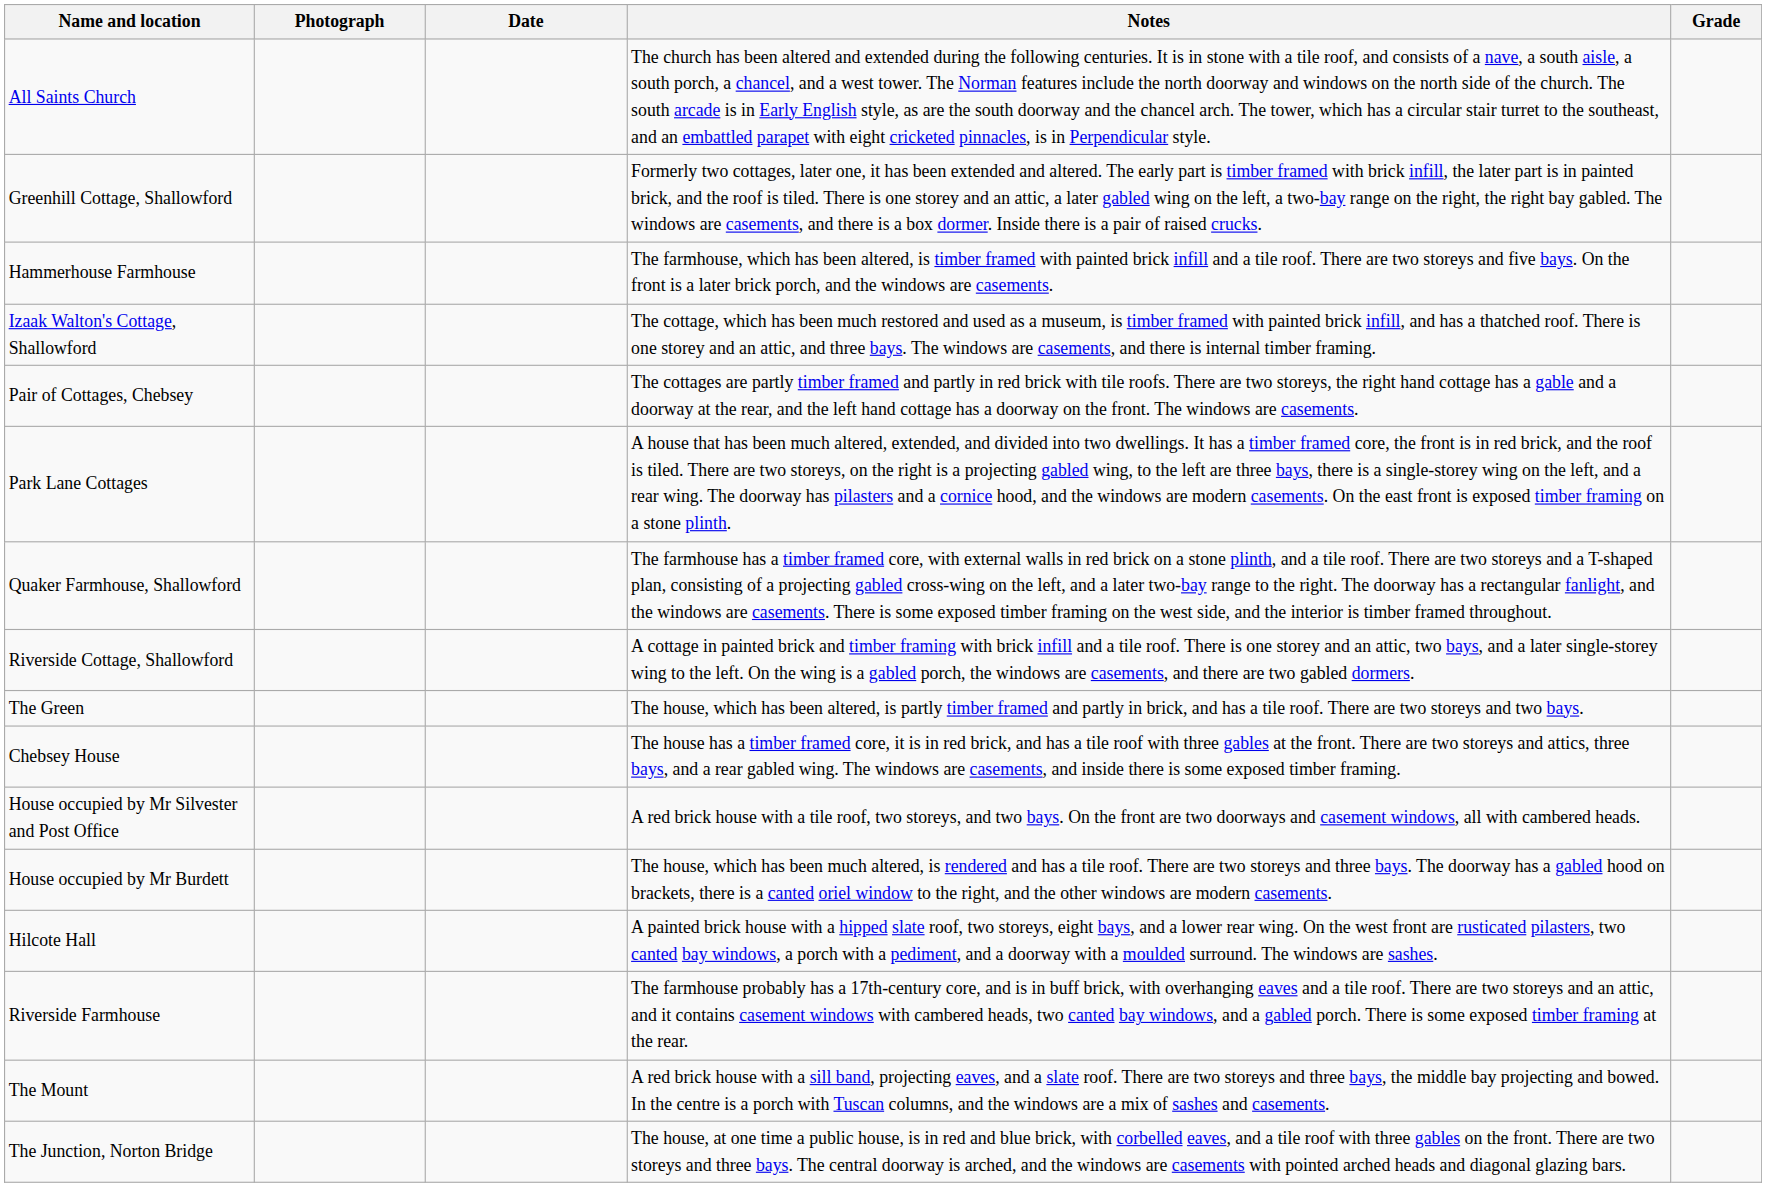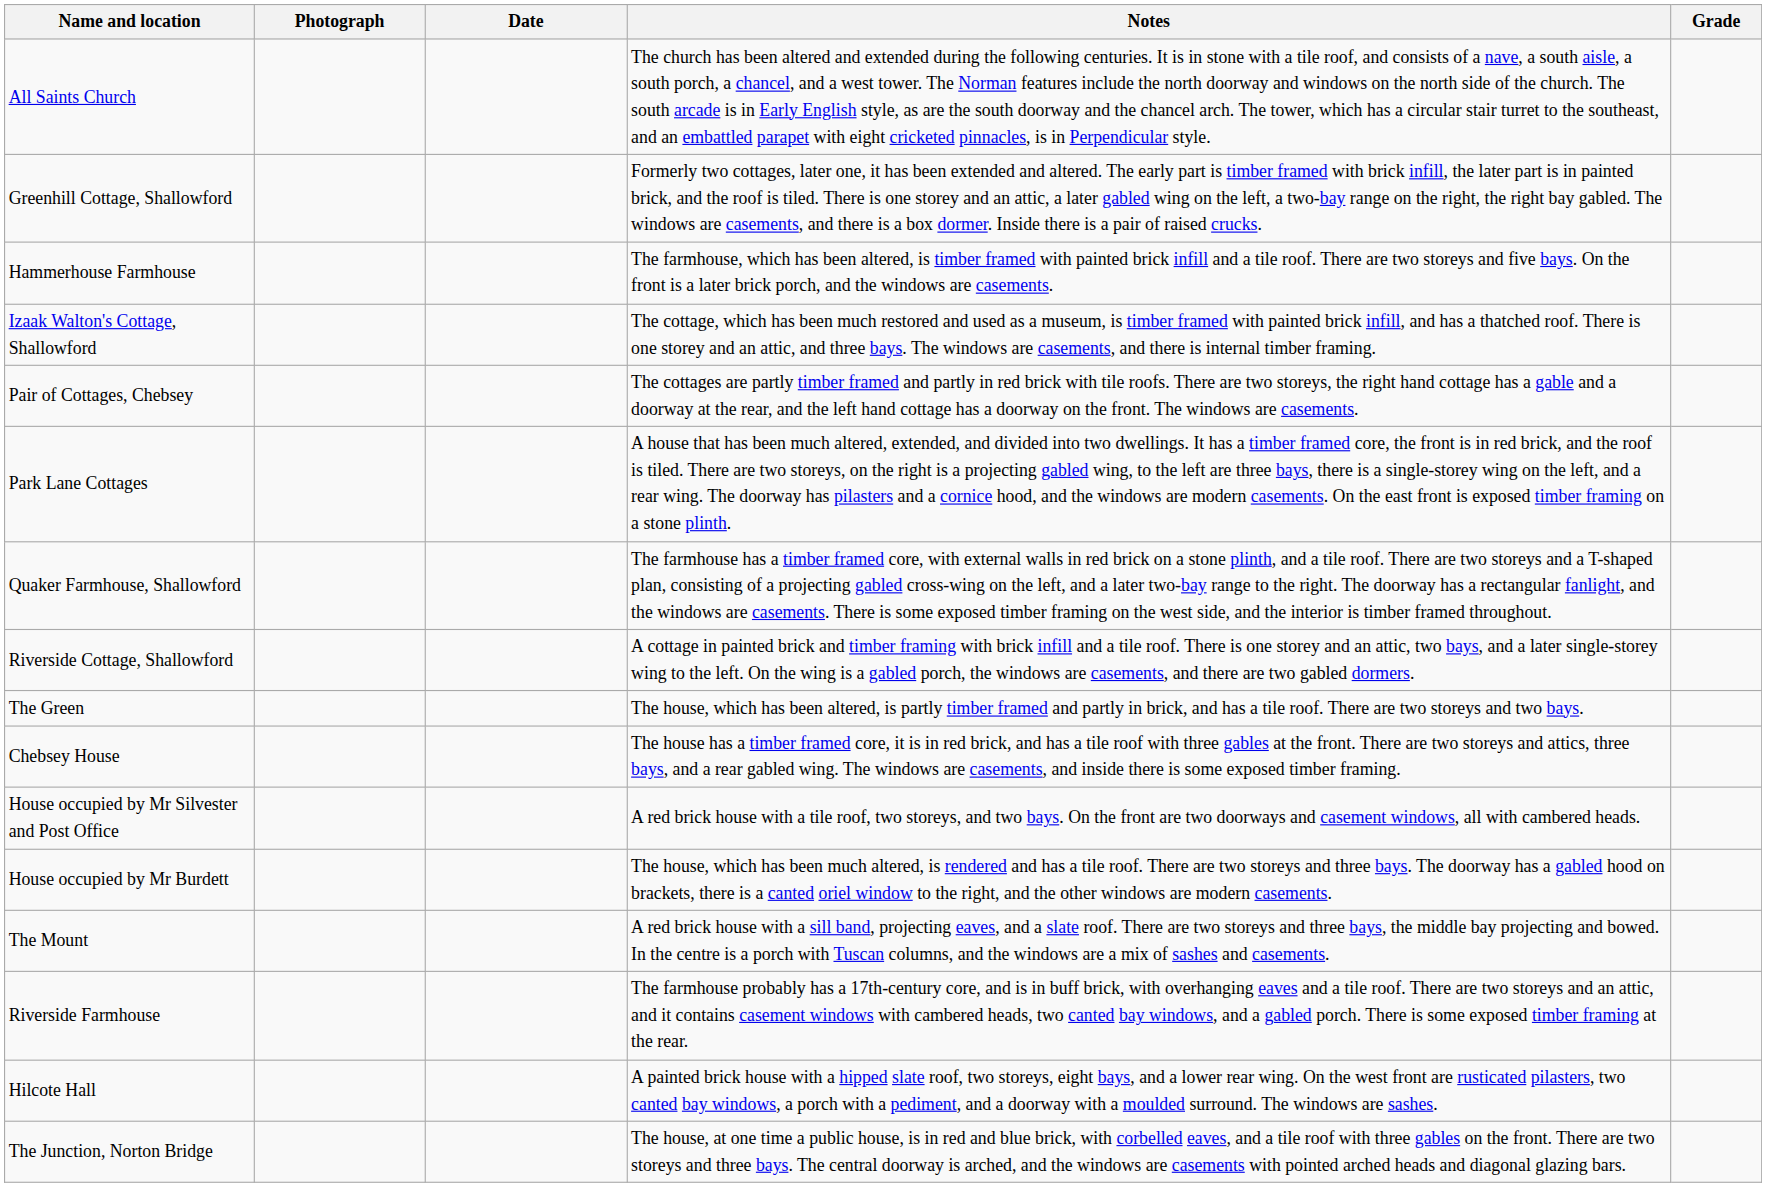rows swapped: (52, 940) <-> (48, 1090)
